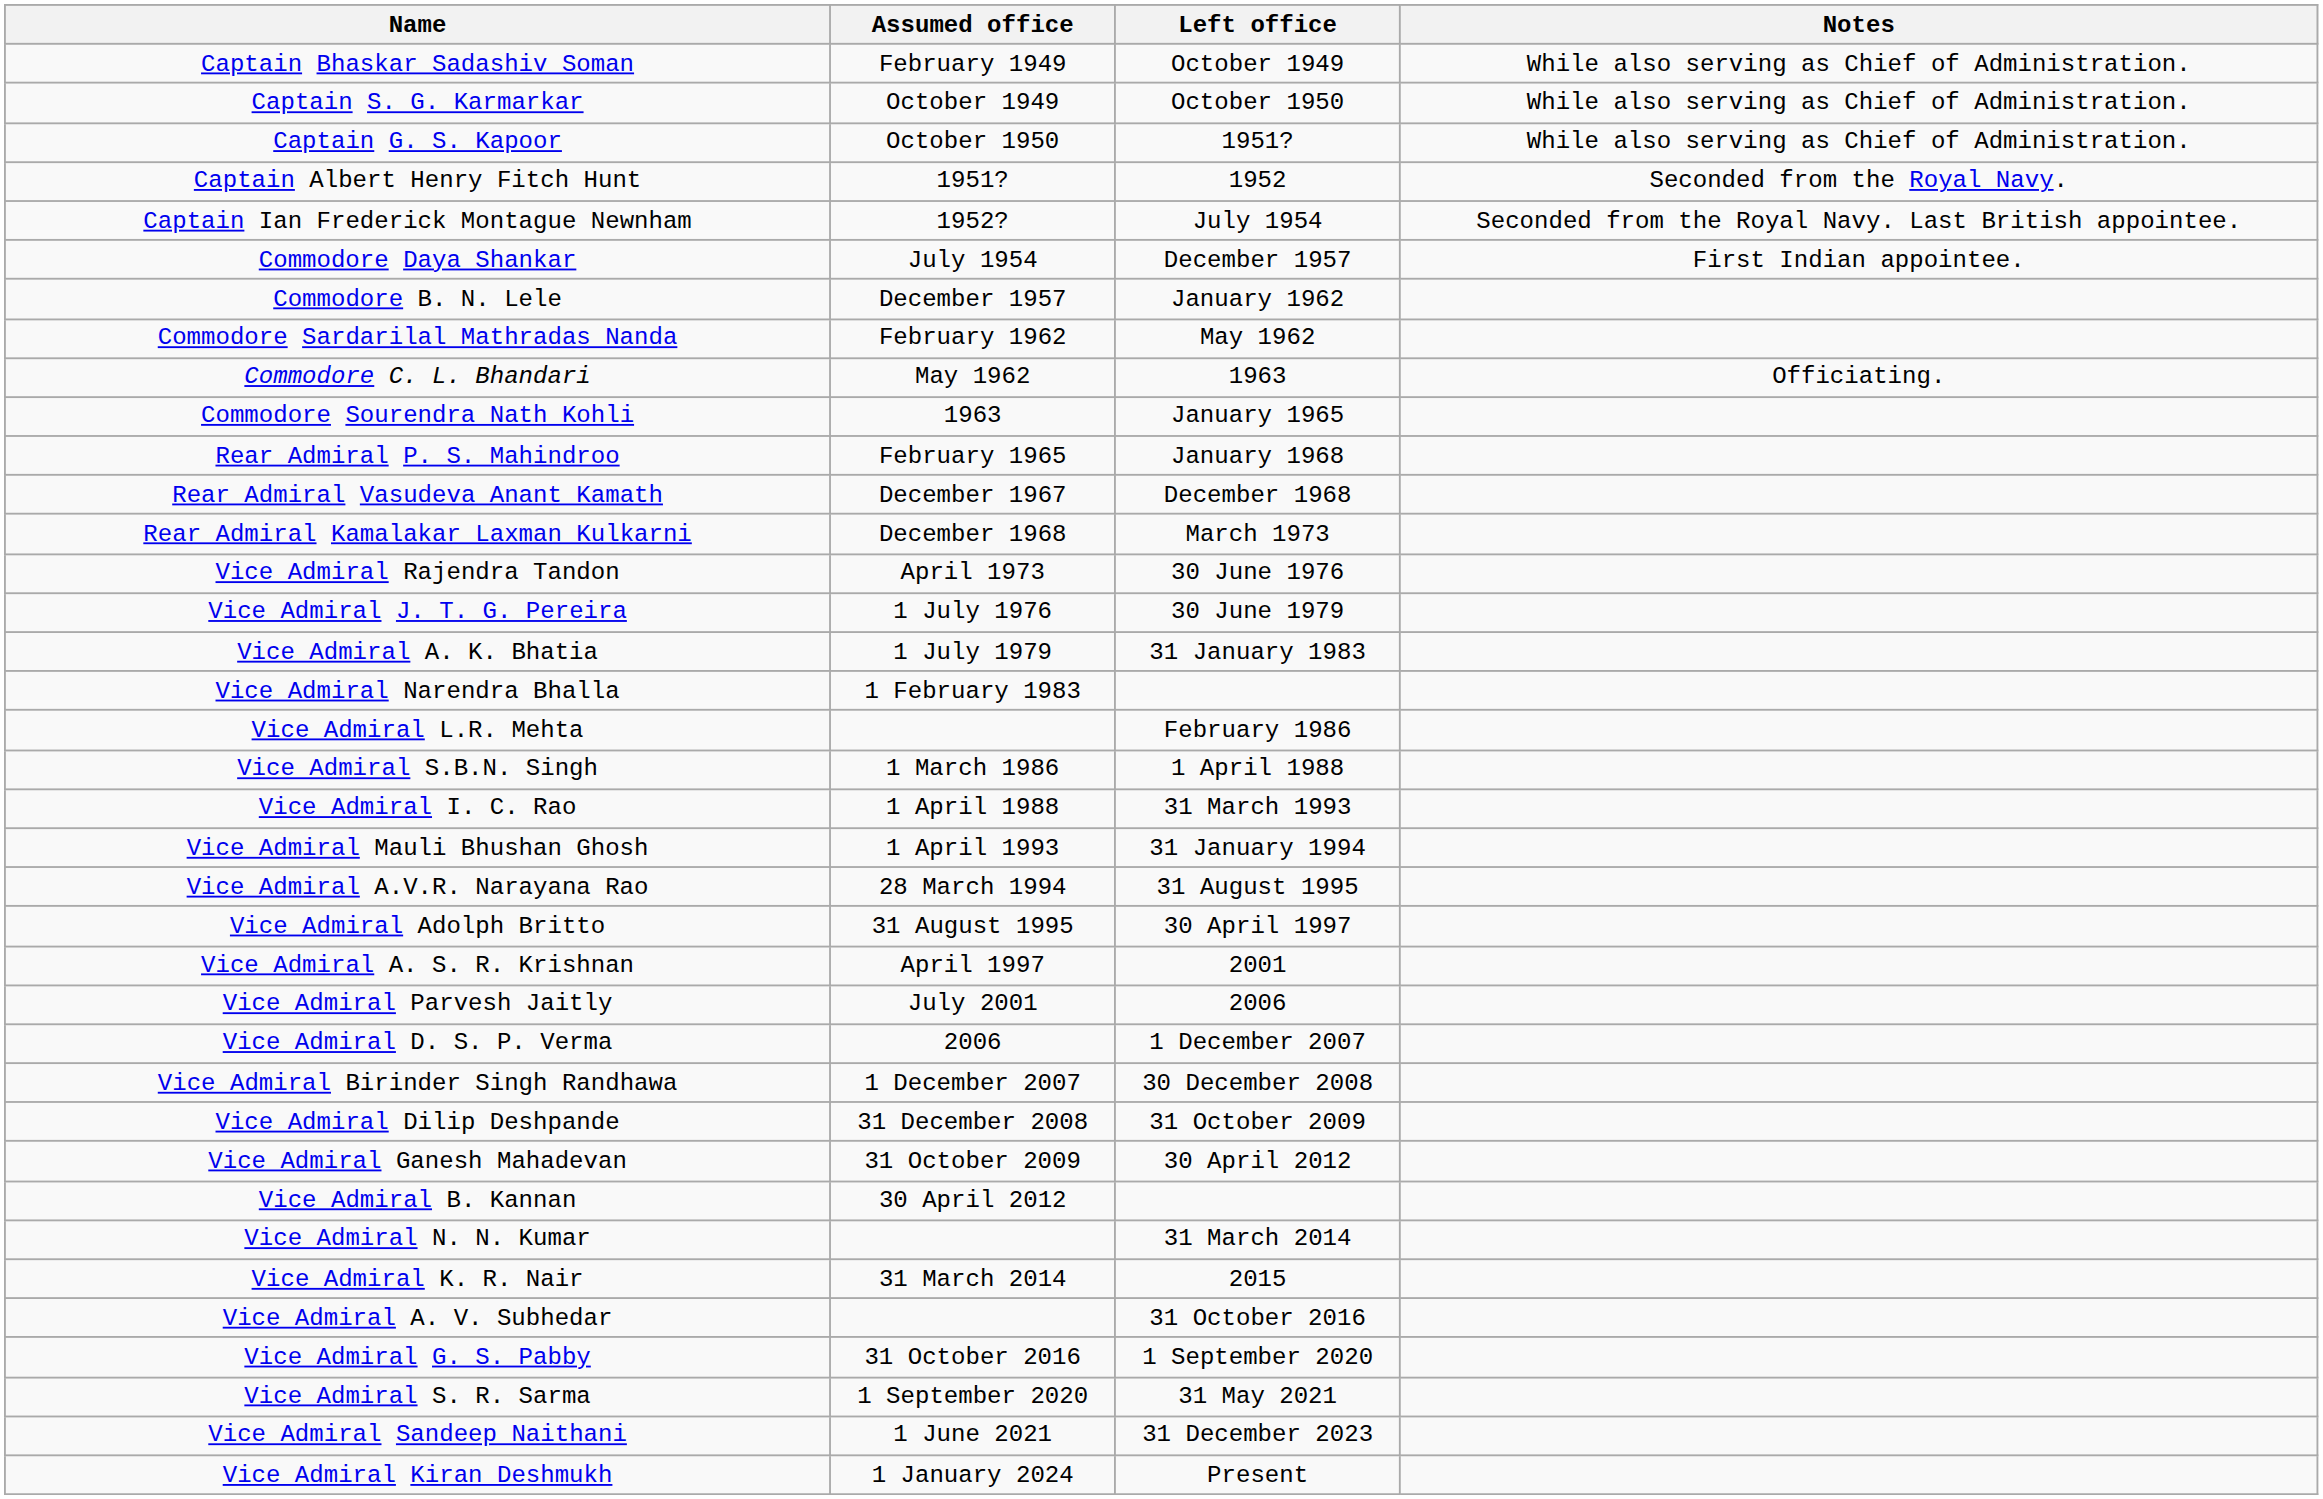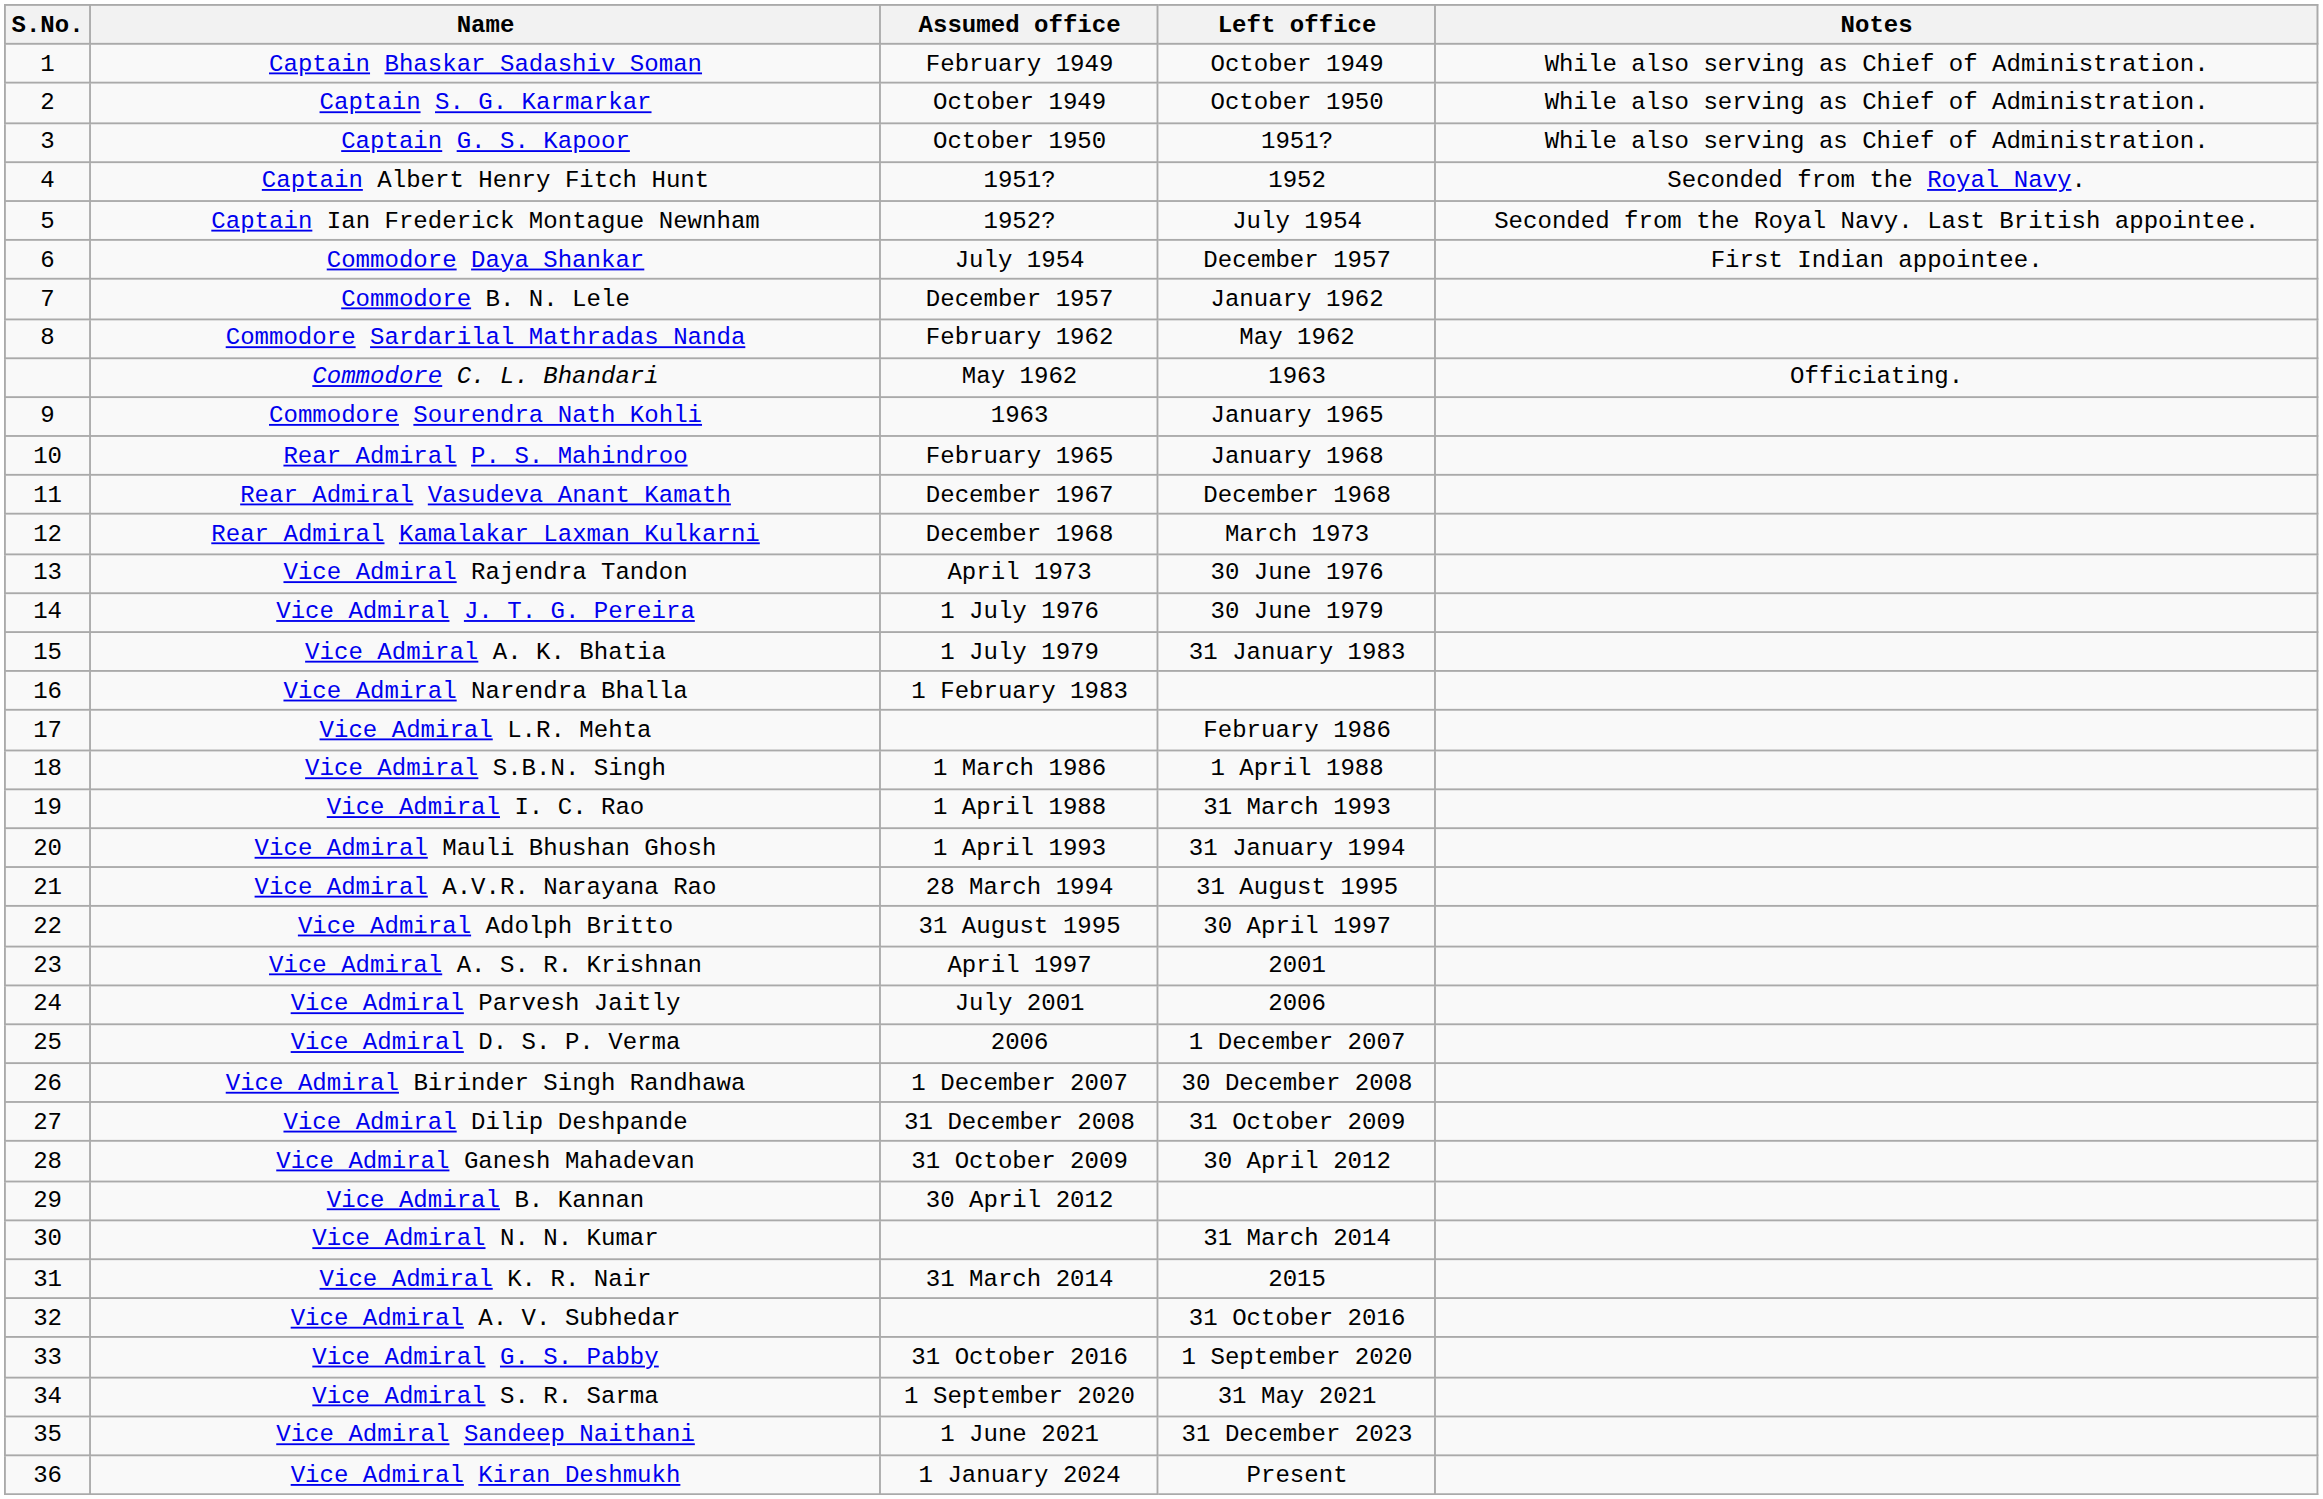+ column: (48, 25)
